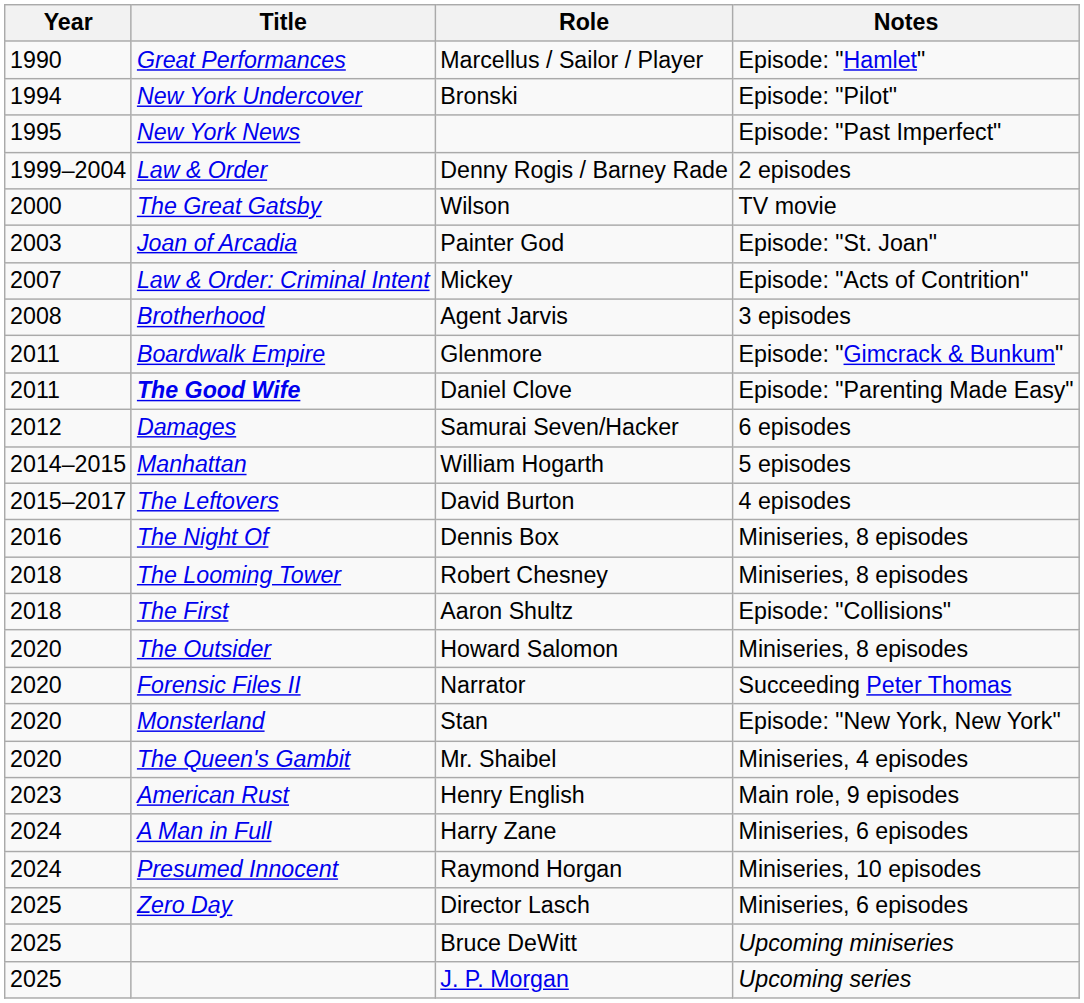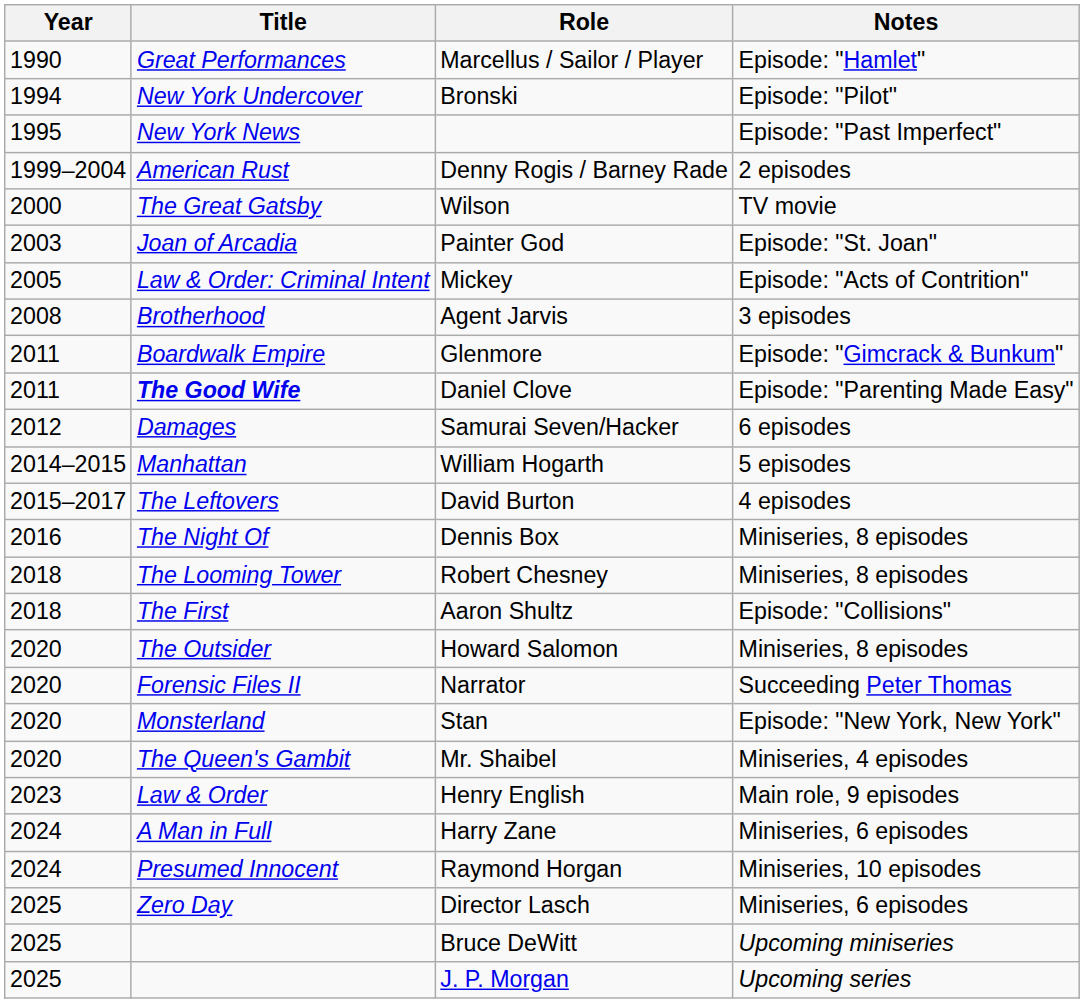(202, 170) Law & Order -> (213, 170) American Rust
(36, 280) 2007 -> (36, 280) 2005
(213, 795) American Rust -> (202, 795) Law & Order
